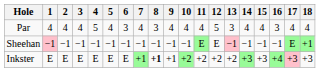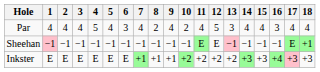(156, 28) 3 -> (156, 28) 2
(186, 28) 4 -> (186, 28) 2
(156, 59) bold -> (156, 59) normal
